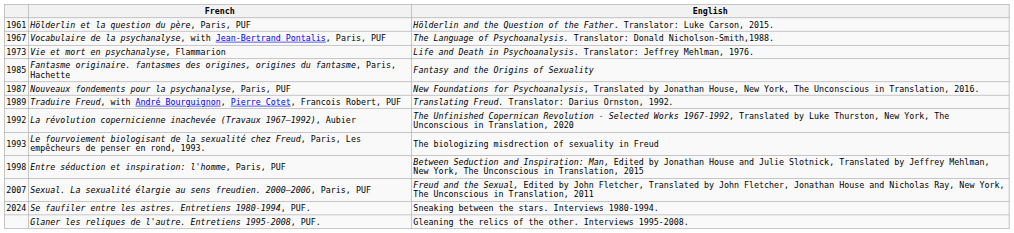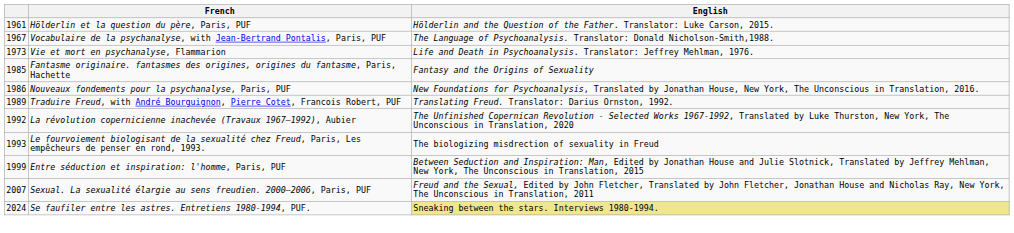(16, 88) 1987 -> (16, 88) 1986
(16, 167) 1998 -> (16, 167) 1999
(536, 208) no background -> (536, 208) khaki background
- row: (176, 222)
